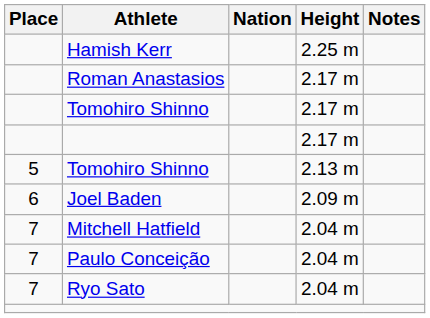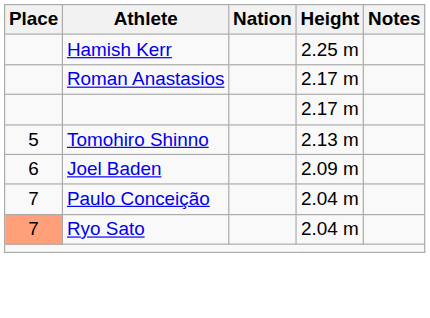- row: (138, 109)
- row: (134, 229)
(34, 288) no background -> (34, 229) lightsalmon background
